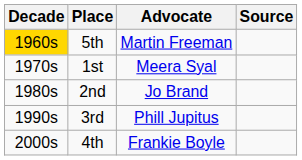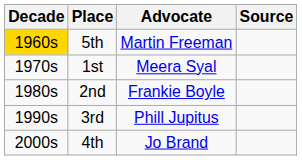(176, 92) Jo Brand -> (176, 92) Frankie Boyle
(176, 142) Frankie Boyle -> (176, 142) Jo Brand
